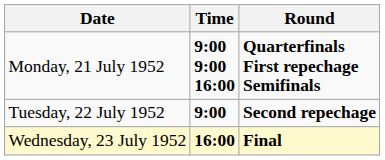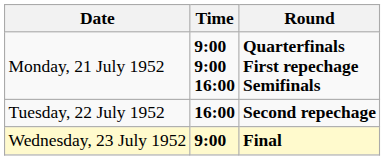(210, 112) 9:00 -> (215, 112) 16:00
(215, 140) 16:00 -> (210, 140) 9:00
